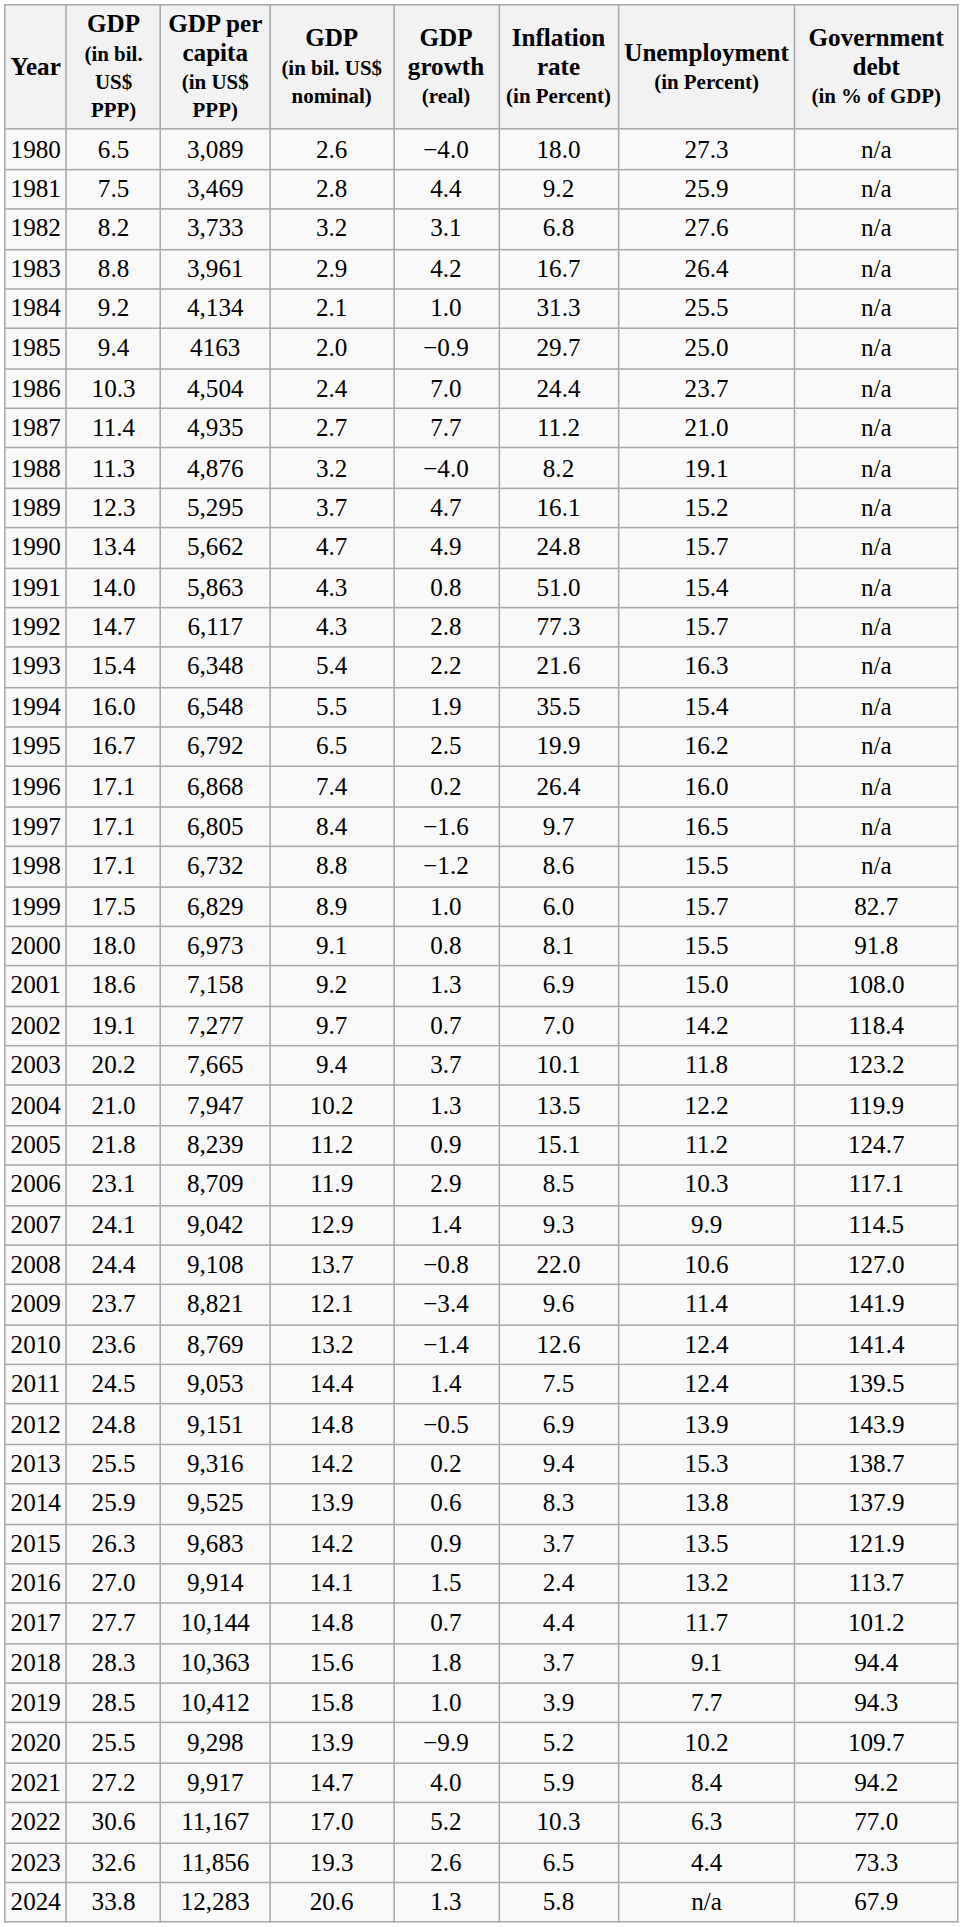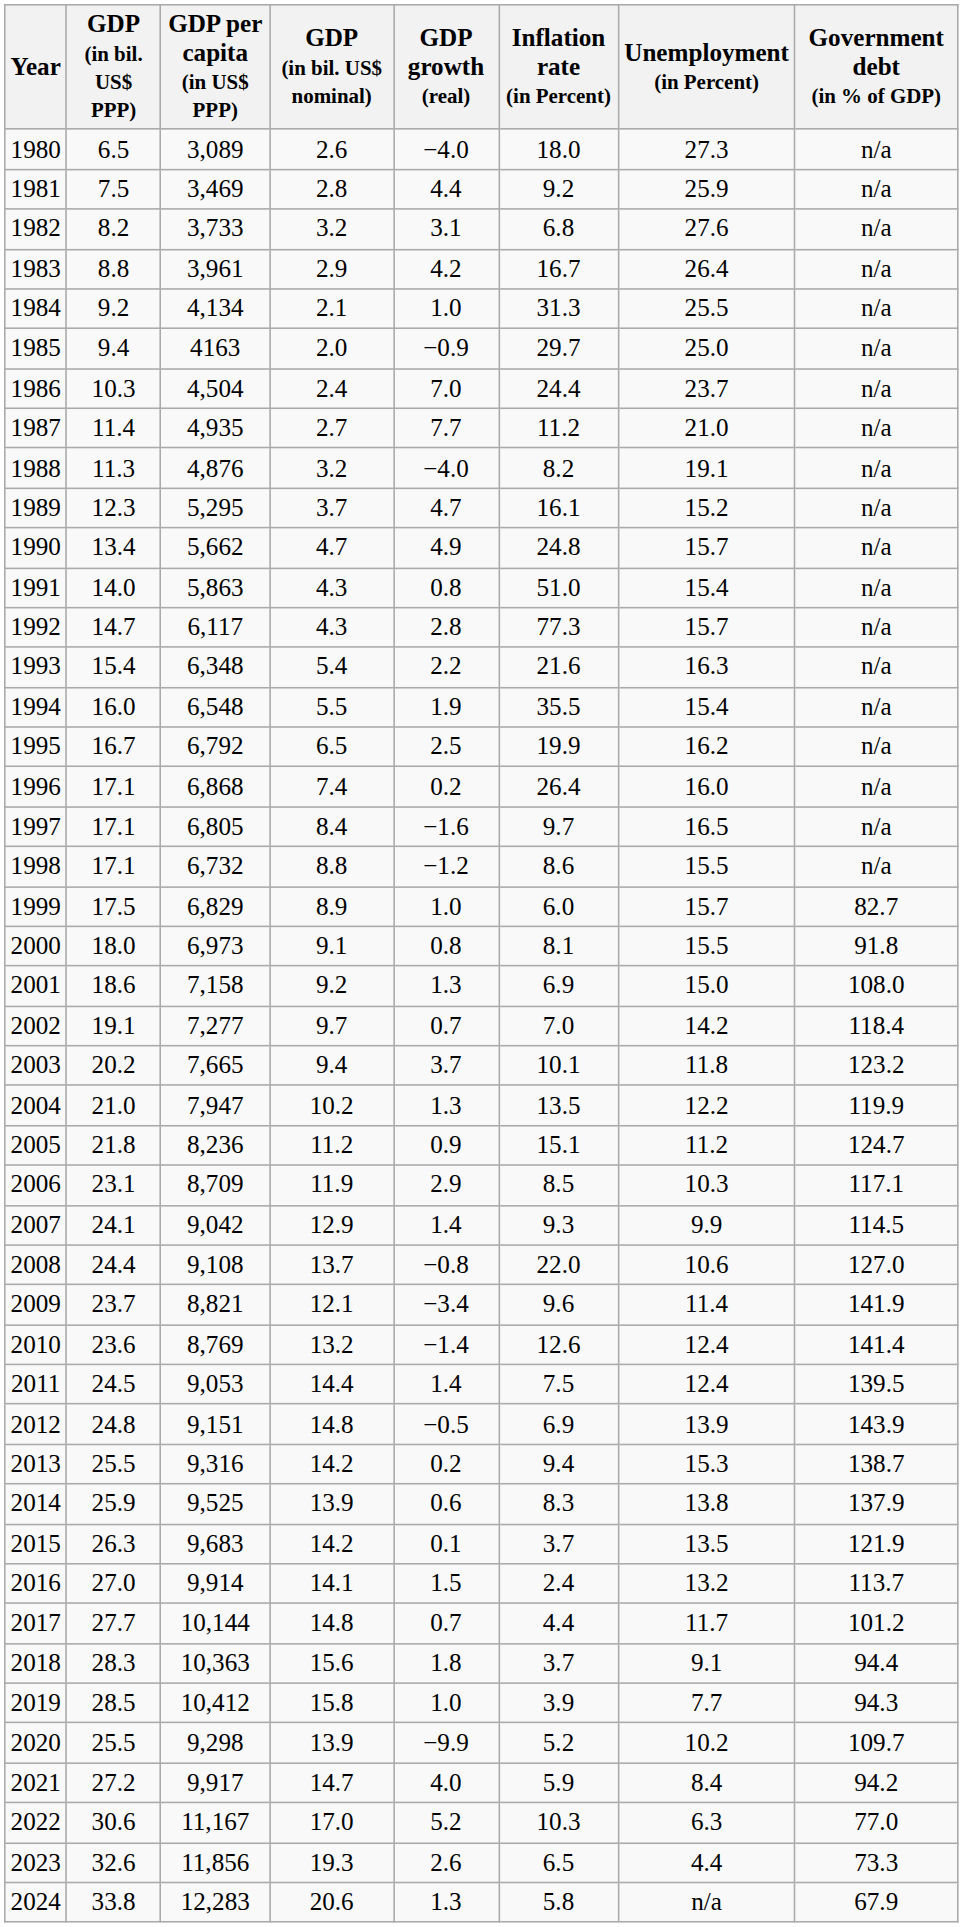(215, 1145) 8,239 -> (215, 1145) 8,236
(446, 1543) 0.9 -> (446, 1543) 0.1
